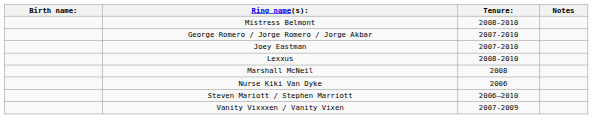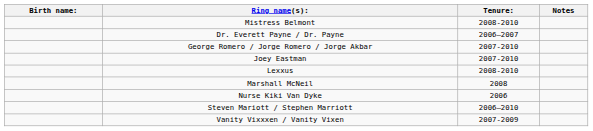+ row: (280, 35)
